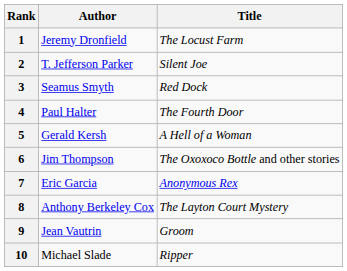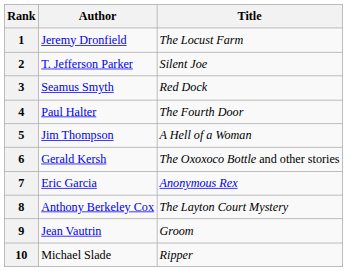(74, 135) Gerald Kersh -> (77, 135) Jim Thompson
(77, 159) Jim Thompson -> (74, 159) Gerald Kersh
